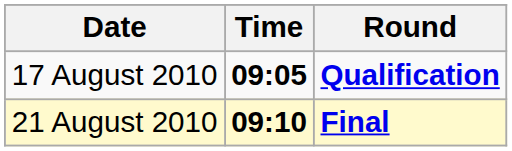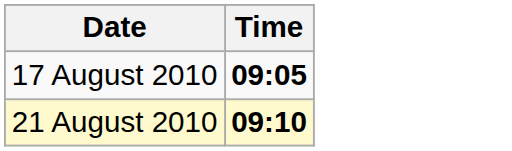- column: (410, 27)
